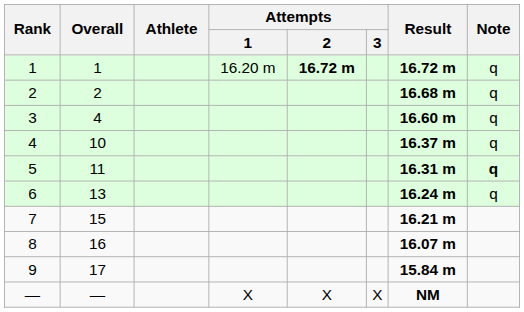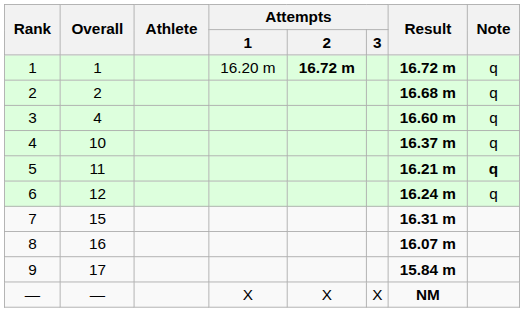(428, 168) 16.31 m -> (428, 168) 16.21 m
(97, 193) 13 -> (97, 193) 12
(428, 218) 16.21 m -> (428, 218) 16.31 m
